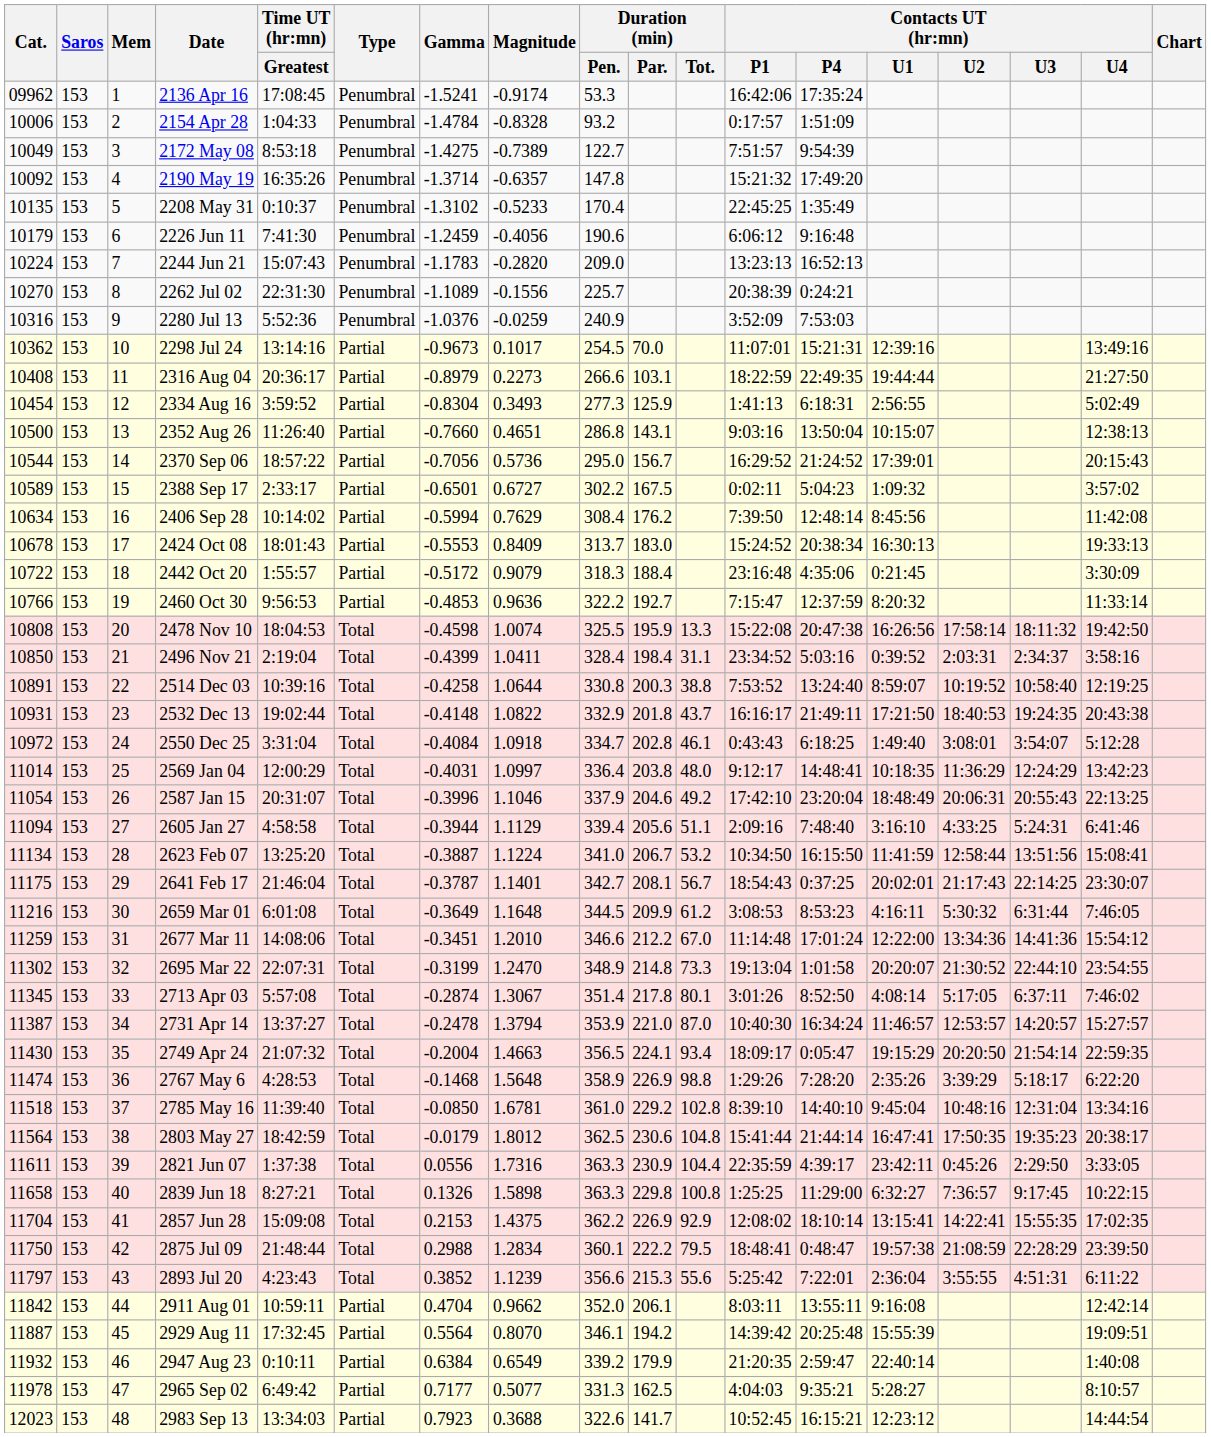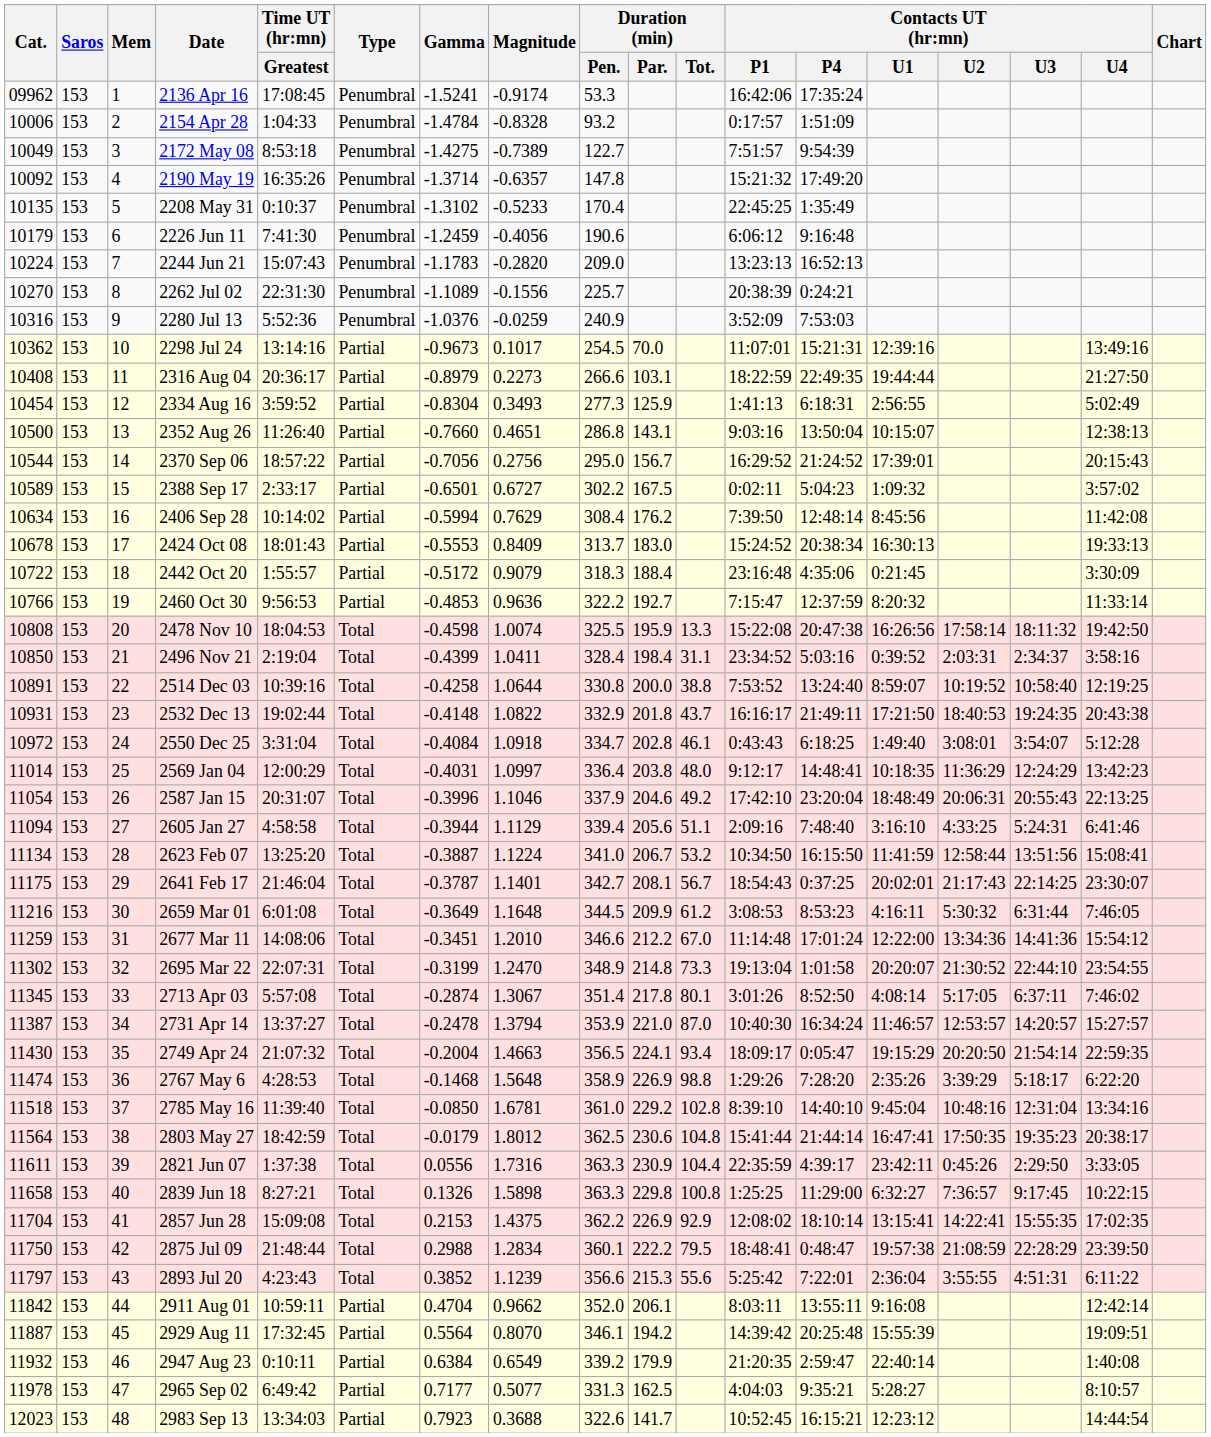(517, 461) 0.5736 -> (517, 461) 0.2756
(652, 686) 200.3 -> (652, 686) 200.0
